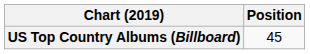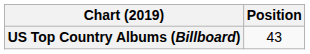(274, 37) 45 -> (274, 37) 43
